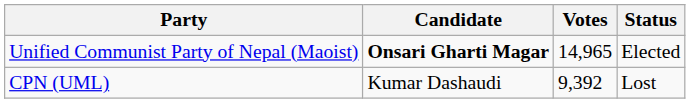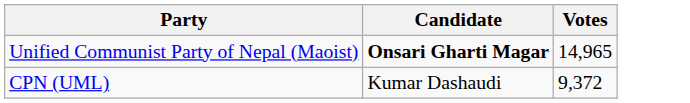- column: (651, 20)
(580, 82) 9,392 -> (580, 82) 9,372
